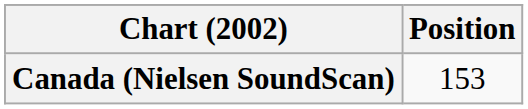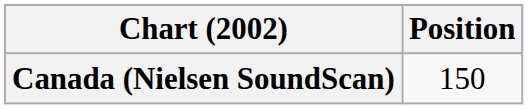(462, 77) 153 -> (462, 77) 150
